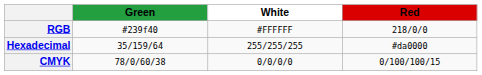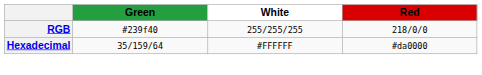(275, 29) #FFFFFF -> (275, 29) 255/255/255
(275, 46) 255/255/255 -> (275, 46) #FFFFFF
- row: (55, 62)
